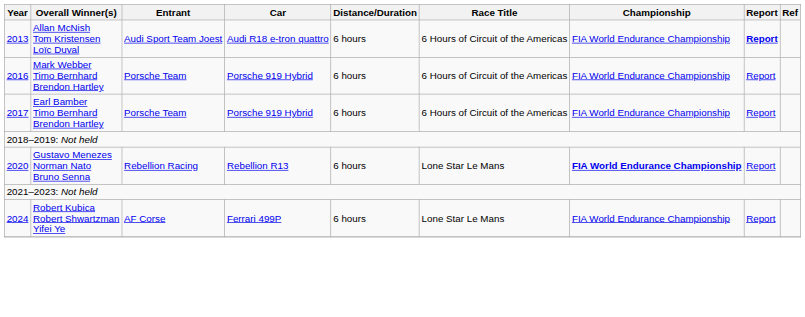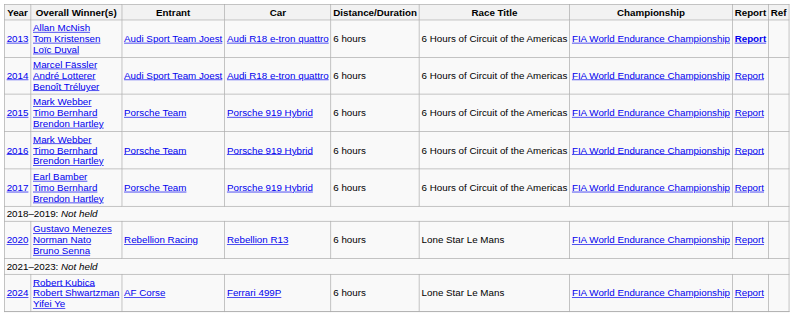+ row: (18, 76)
+ row: (18, 113)
(657, 166) bold -> (651, 240) normal
